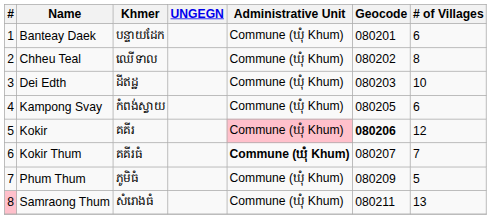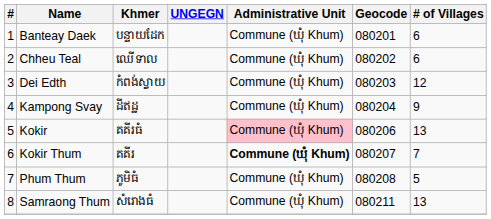(416, 59) 8 -> (416, 59) 6
(127, 82) ដីឥដ្ឋ -> (140, 82) កំពង់ស្វាយ
(420, 83) 10 -> (420, 83) 12
(140, 106) កំពង់ស្វាយ -> (127, 106) ដីឥដ្ឋ
(376, 107) 080205 -> (376, 107) 080204
(416, 107) 6 -> (416, 107) 9
(125, 130) គគីរ -> (129, 130) គគីរធំ
(376, 131) bold -> (376, 131) normal
(420, 131) 12 -> (420, 131) 13
(129, 154) គគីរធំ -> (125, 154) គគីរ
(376, 178) 080209 -> (376, 178) 080208
(11, 202) pink background -> (11, 202) no background
